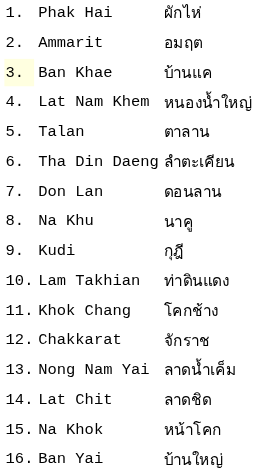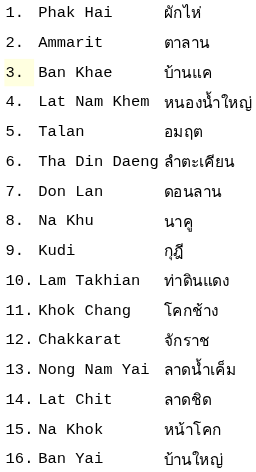(183, 44) อมฤต -> (187, 44) ตาลาน
(187, 133) ตาลาน -> (183, 133) อมฤต
